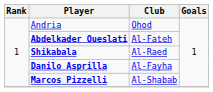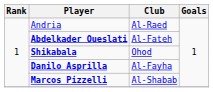(142, 25) Ohod -> (149, 25) Al-Raed
(149, 53) Al-Raed -> (142, 53) Ohod
